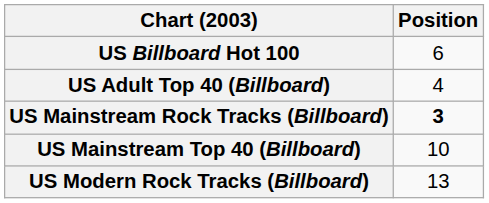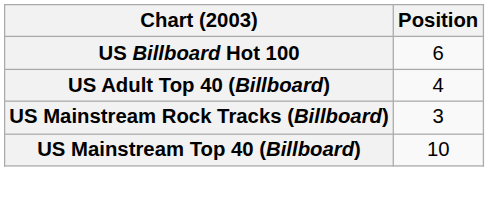(438, 117) bold -> (438, 117) normal
- row: (199, 181)
